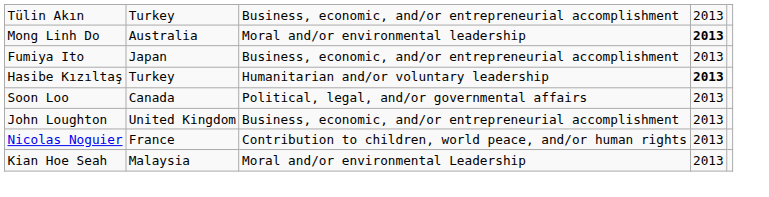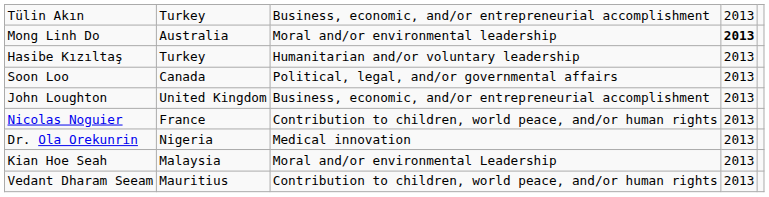- row: (46, 56)
(708, 77) bold -> (739, 56) normal
+ row: (73, 139)
+ row: (80, 181)
